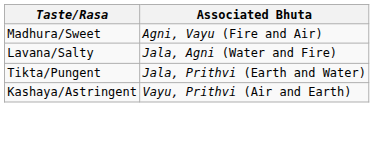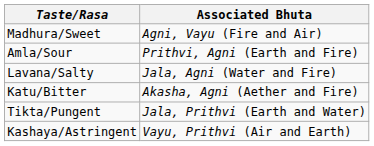+ row: (40, 53)
+ row: (47, 92)
